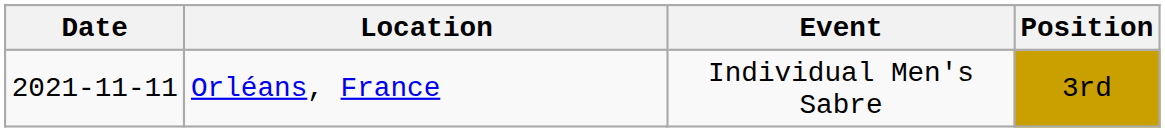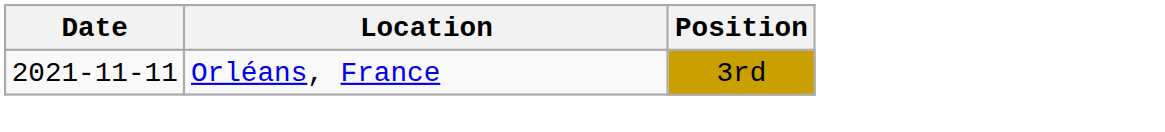- column: (841, 28)
